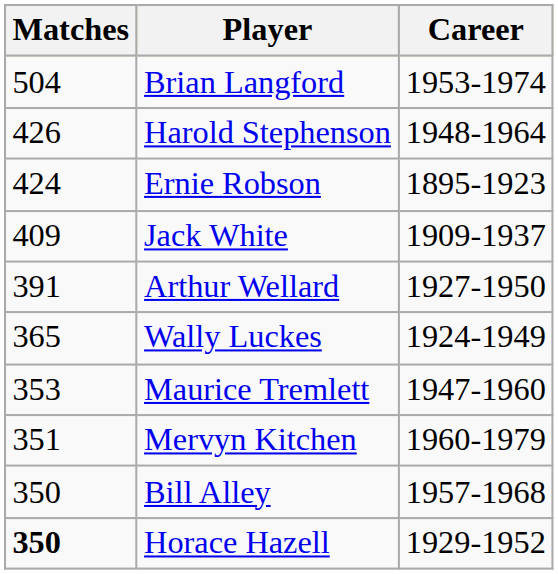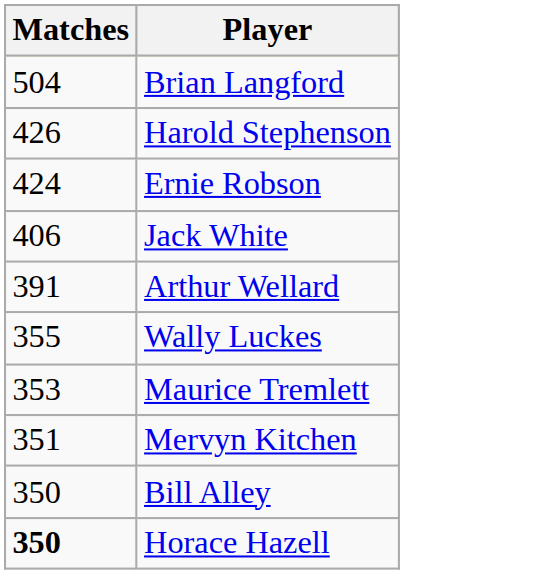- column: (476, 30)
(37, 235) 409 -> (37, 235) 406
(37, 337) 365 -> (37, 337) 355
